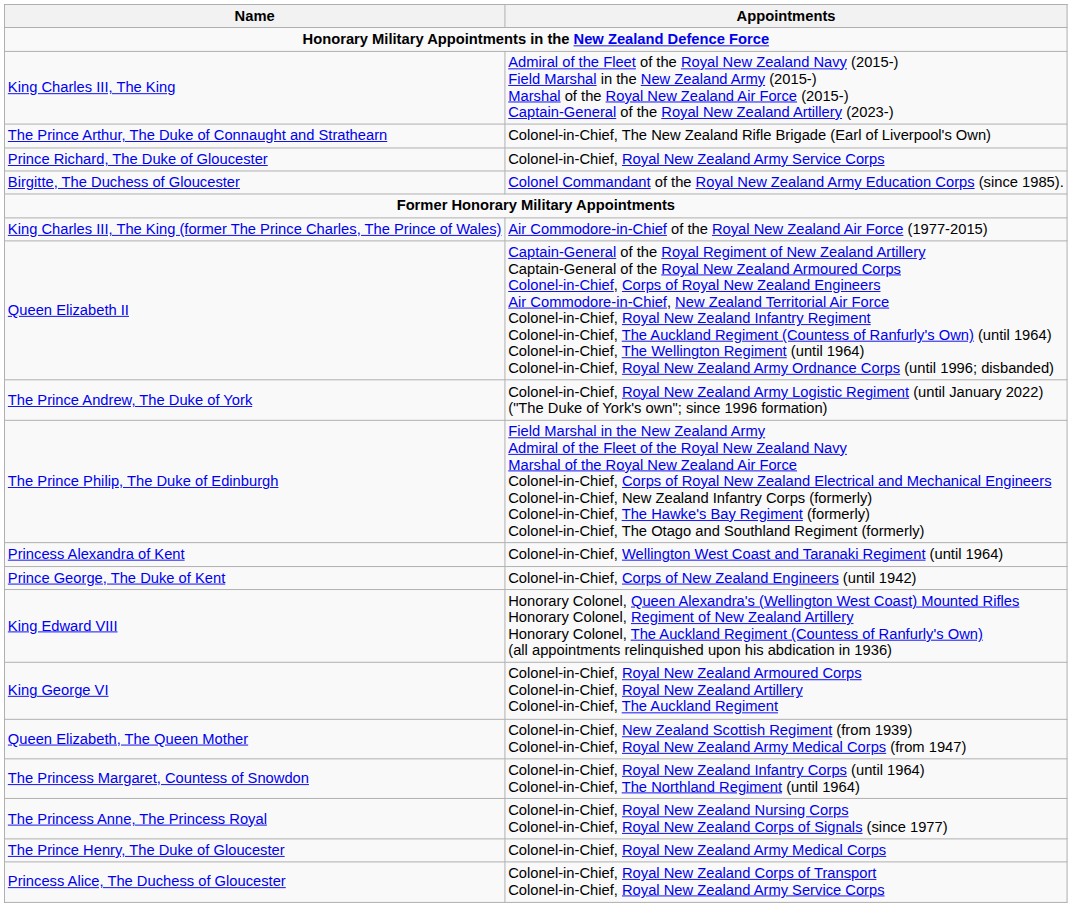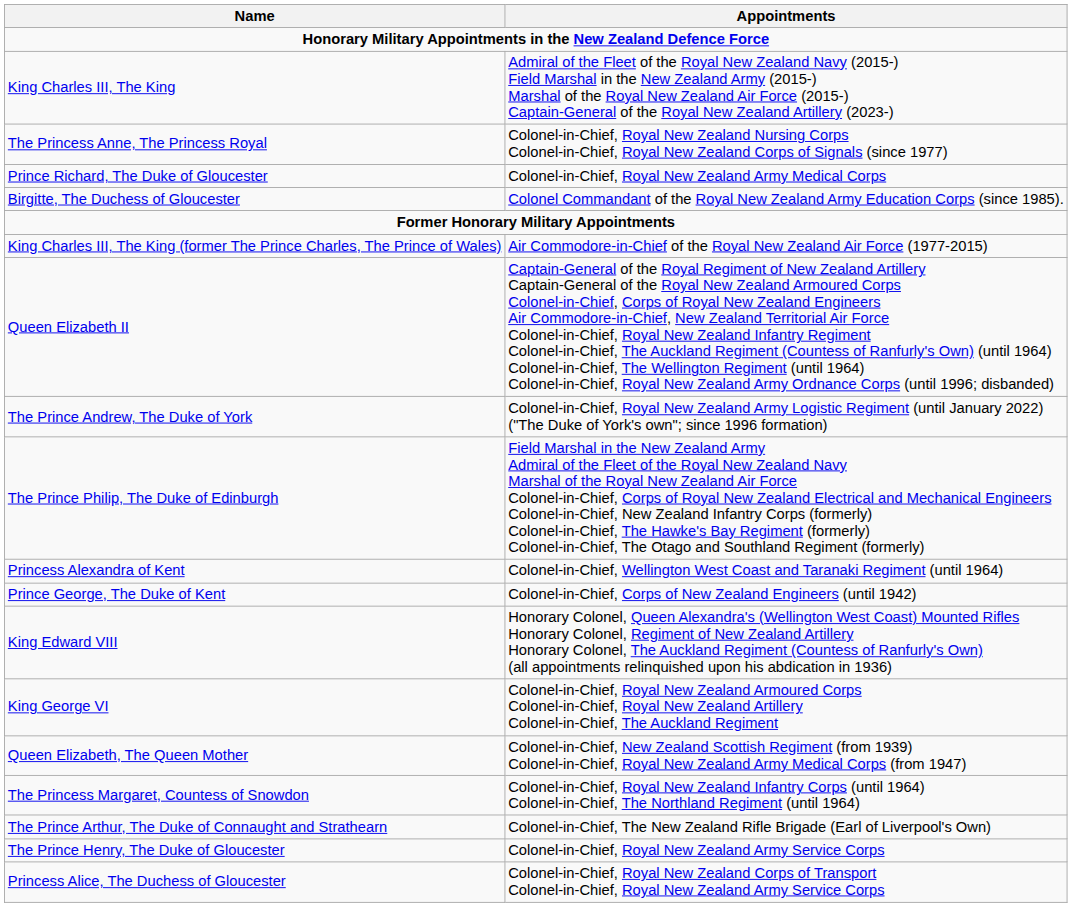rows swapped: (137, 818) <-> (198, 135)
(696, 159) Colonel-in-Chief, Royal New Zealand Army Service Corps -> (697, 175) Colonel-in-Chief, Royal New Zealand Army Medical Corps
(697, 850) Colonel-in-Chief, Royal New Zealand Army Medical Corps -> (696, 850) Colonel-in-Chief, Royal New Zealand Army Service Corps
